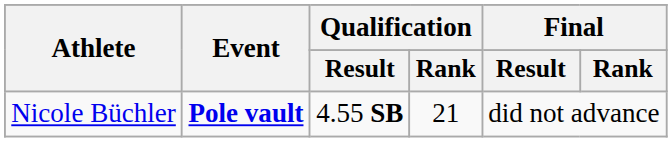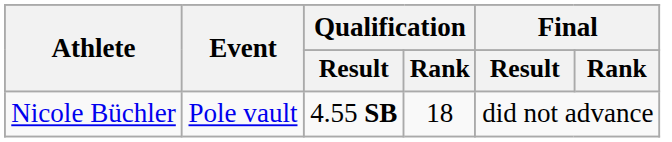(246, 114) bold -> (243, 114) normal
(446, 114) 21 -> (440, 114) 18
